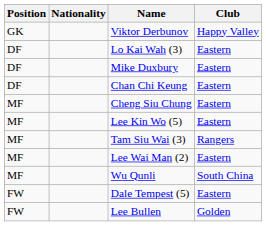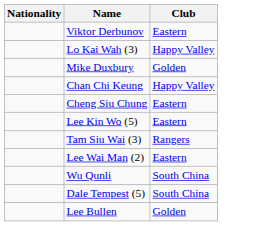- column: (27, 13)
(228, 31) Happy Valley -> (170, 31) Eastern
(214, 49) Eastern -> (183, 49) Happy Valley
(214, 67) Eastern -> (169, 67) Golden
(214, 85) Eastern -> (183, 85) Happy Valley
(214, 193) Eastern -> (181, 193) South China
